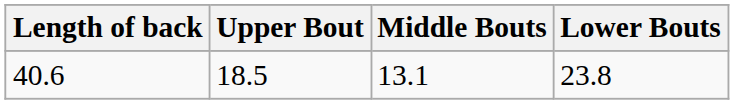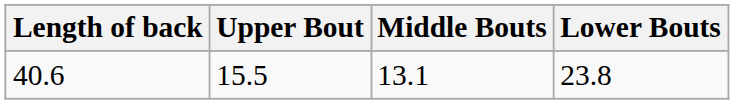(242, 74) 18.5 -> (242, 74) 15.5
